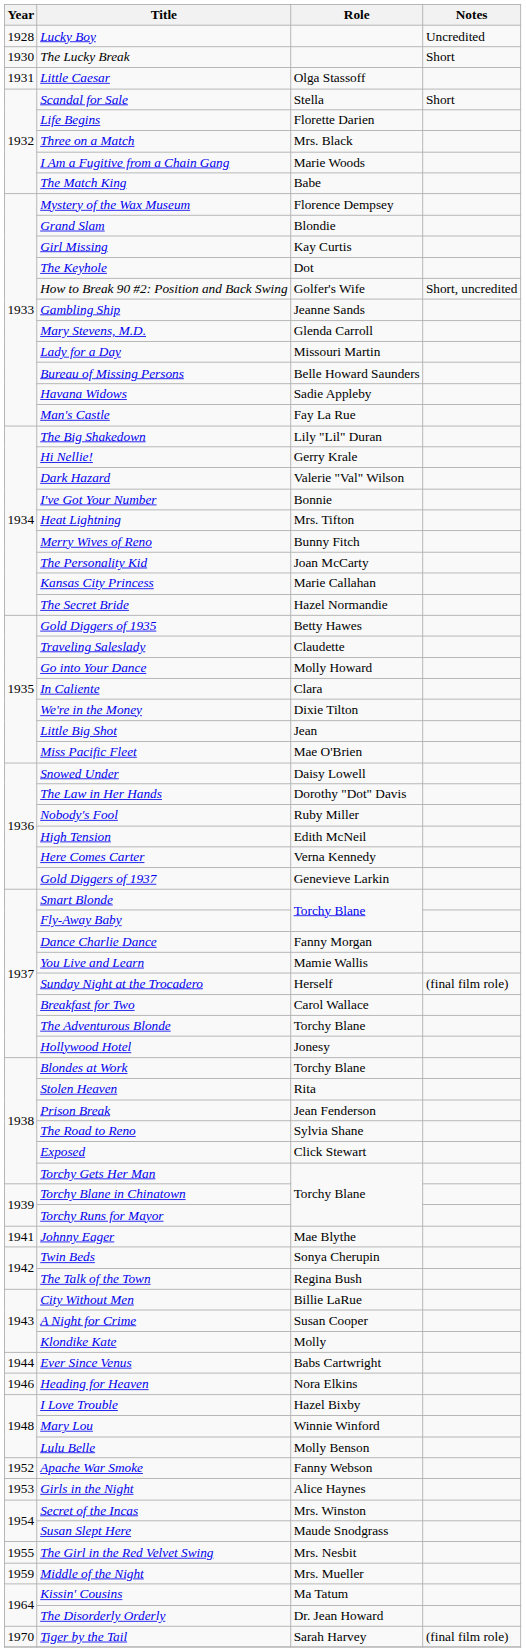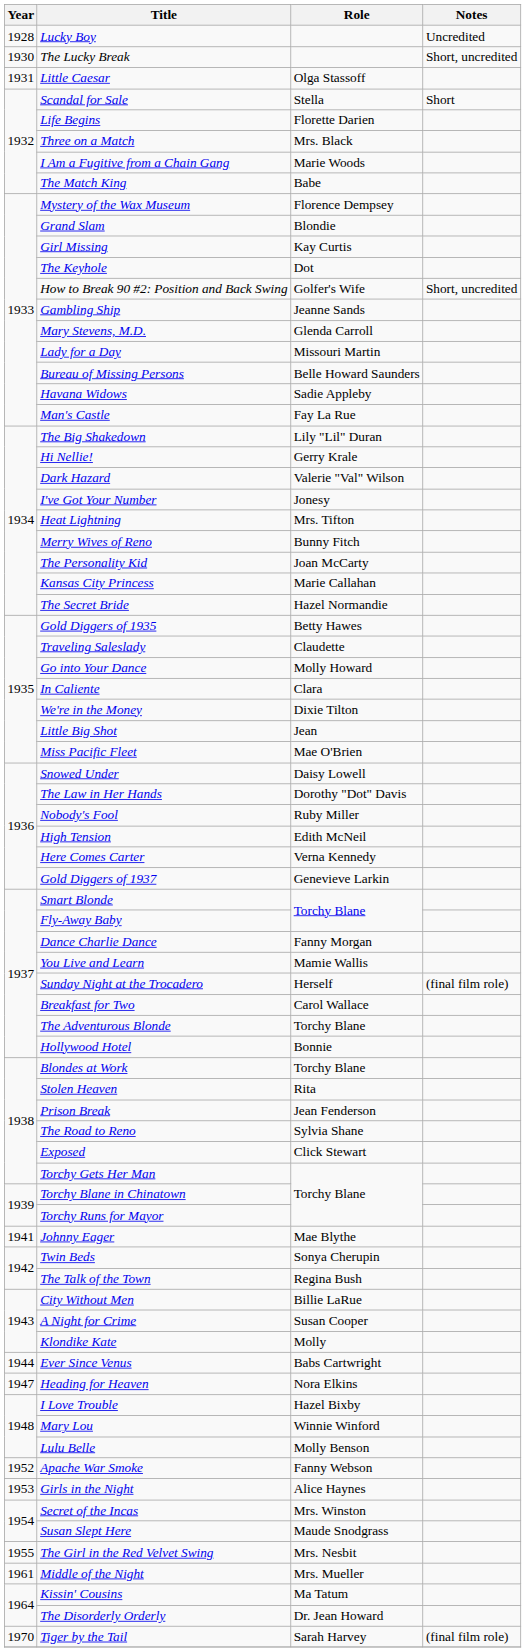(440, 57) Short -> (472, 57) Short, uncredited
(313, 499) Bonnie -> (312, 499) Jonesy
(312, 1047) Jonesy -> (313, 1047) Bonnie
(21, 1384) 1946 -> (21, 1384) 1947
(21, 1573) 1959 -> (21, 1573) 1961
